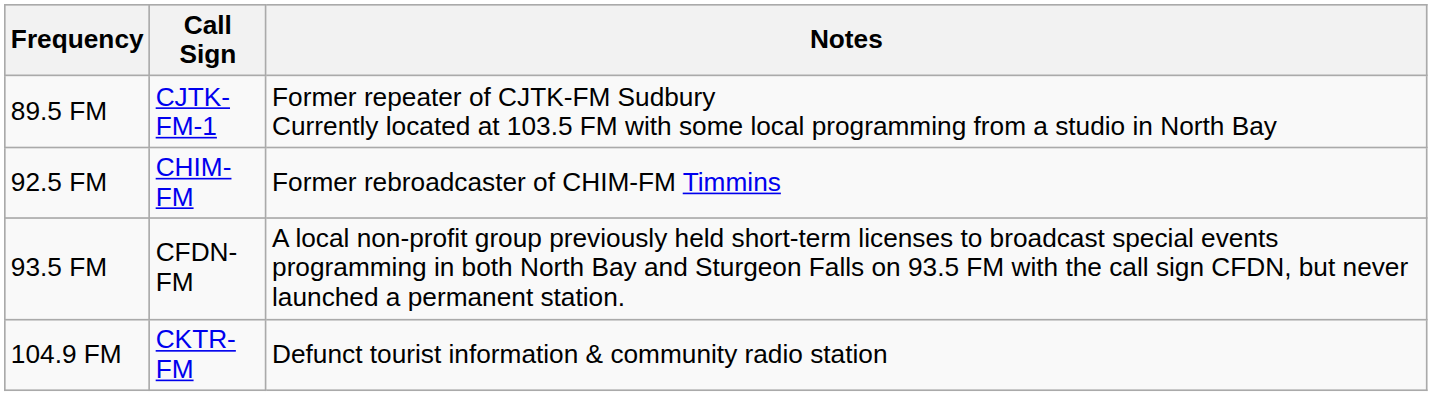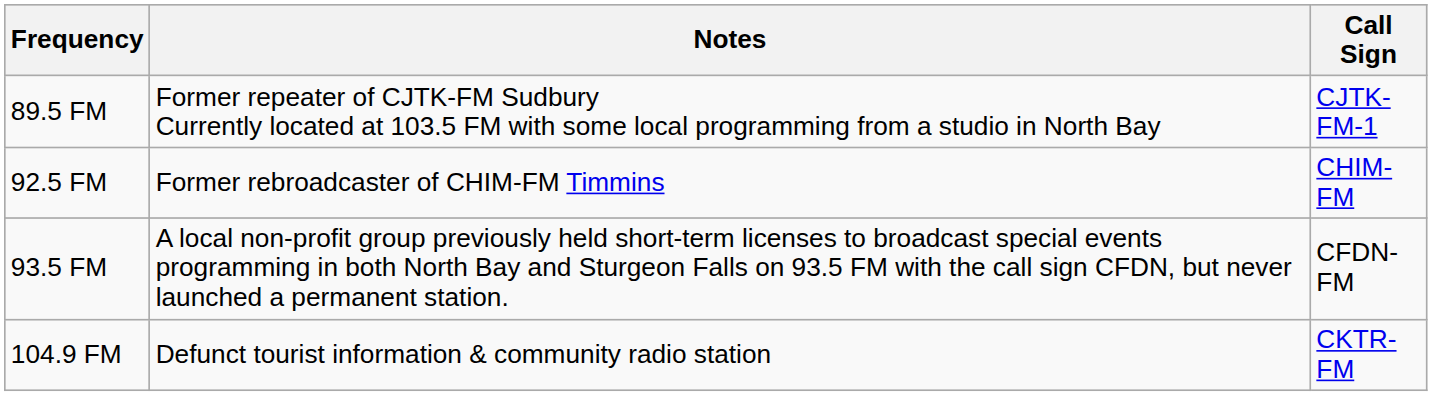columns swapped: (208, 40) <-> (846, 40)
